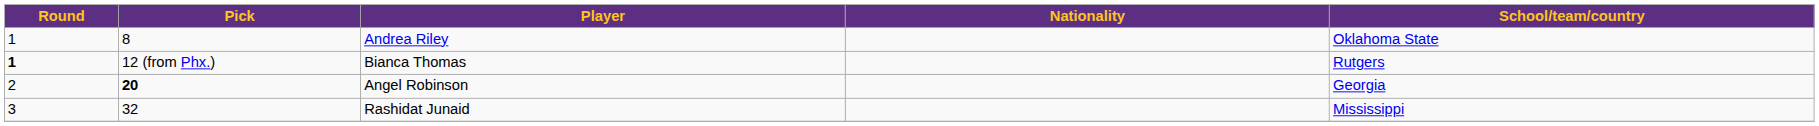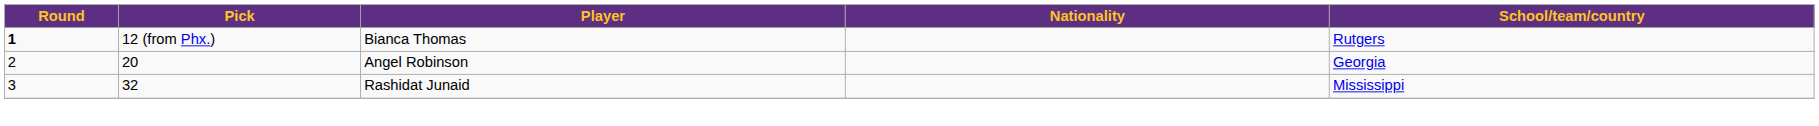- row: (406, 39)
(130, 86) bold -> (130, 62) normal
